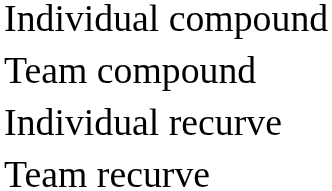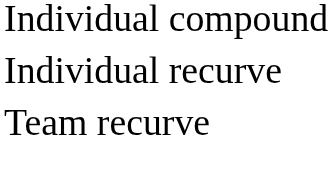- row: (130, 70)
